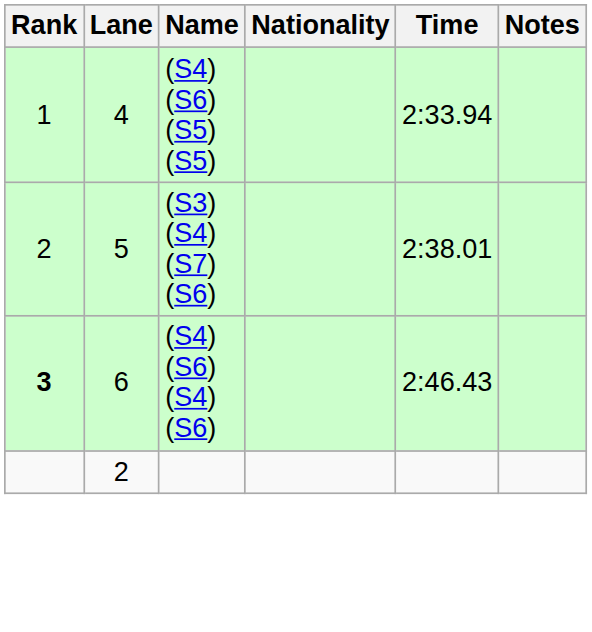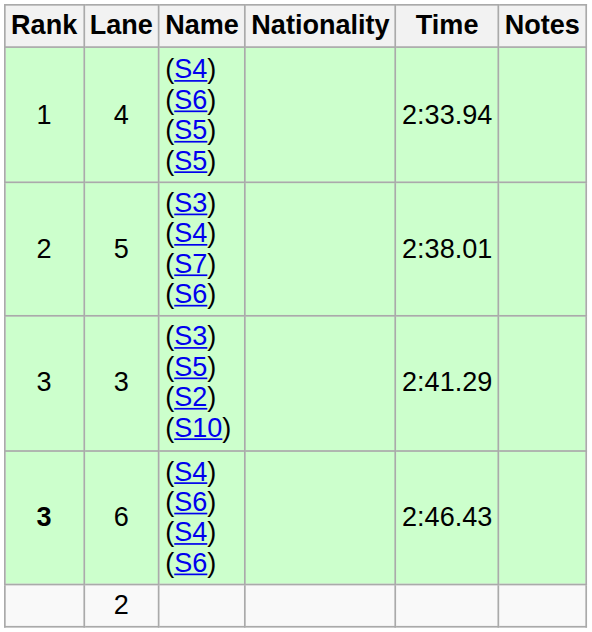+ row: (198, 382)
